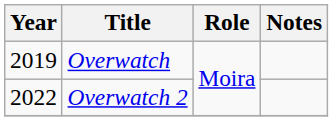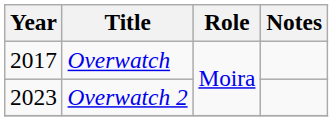(33, 60) 2019 -> (33, 60) 2017
(33, 97) 2022 -> (33, 97) 2023
